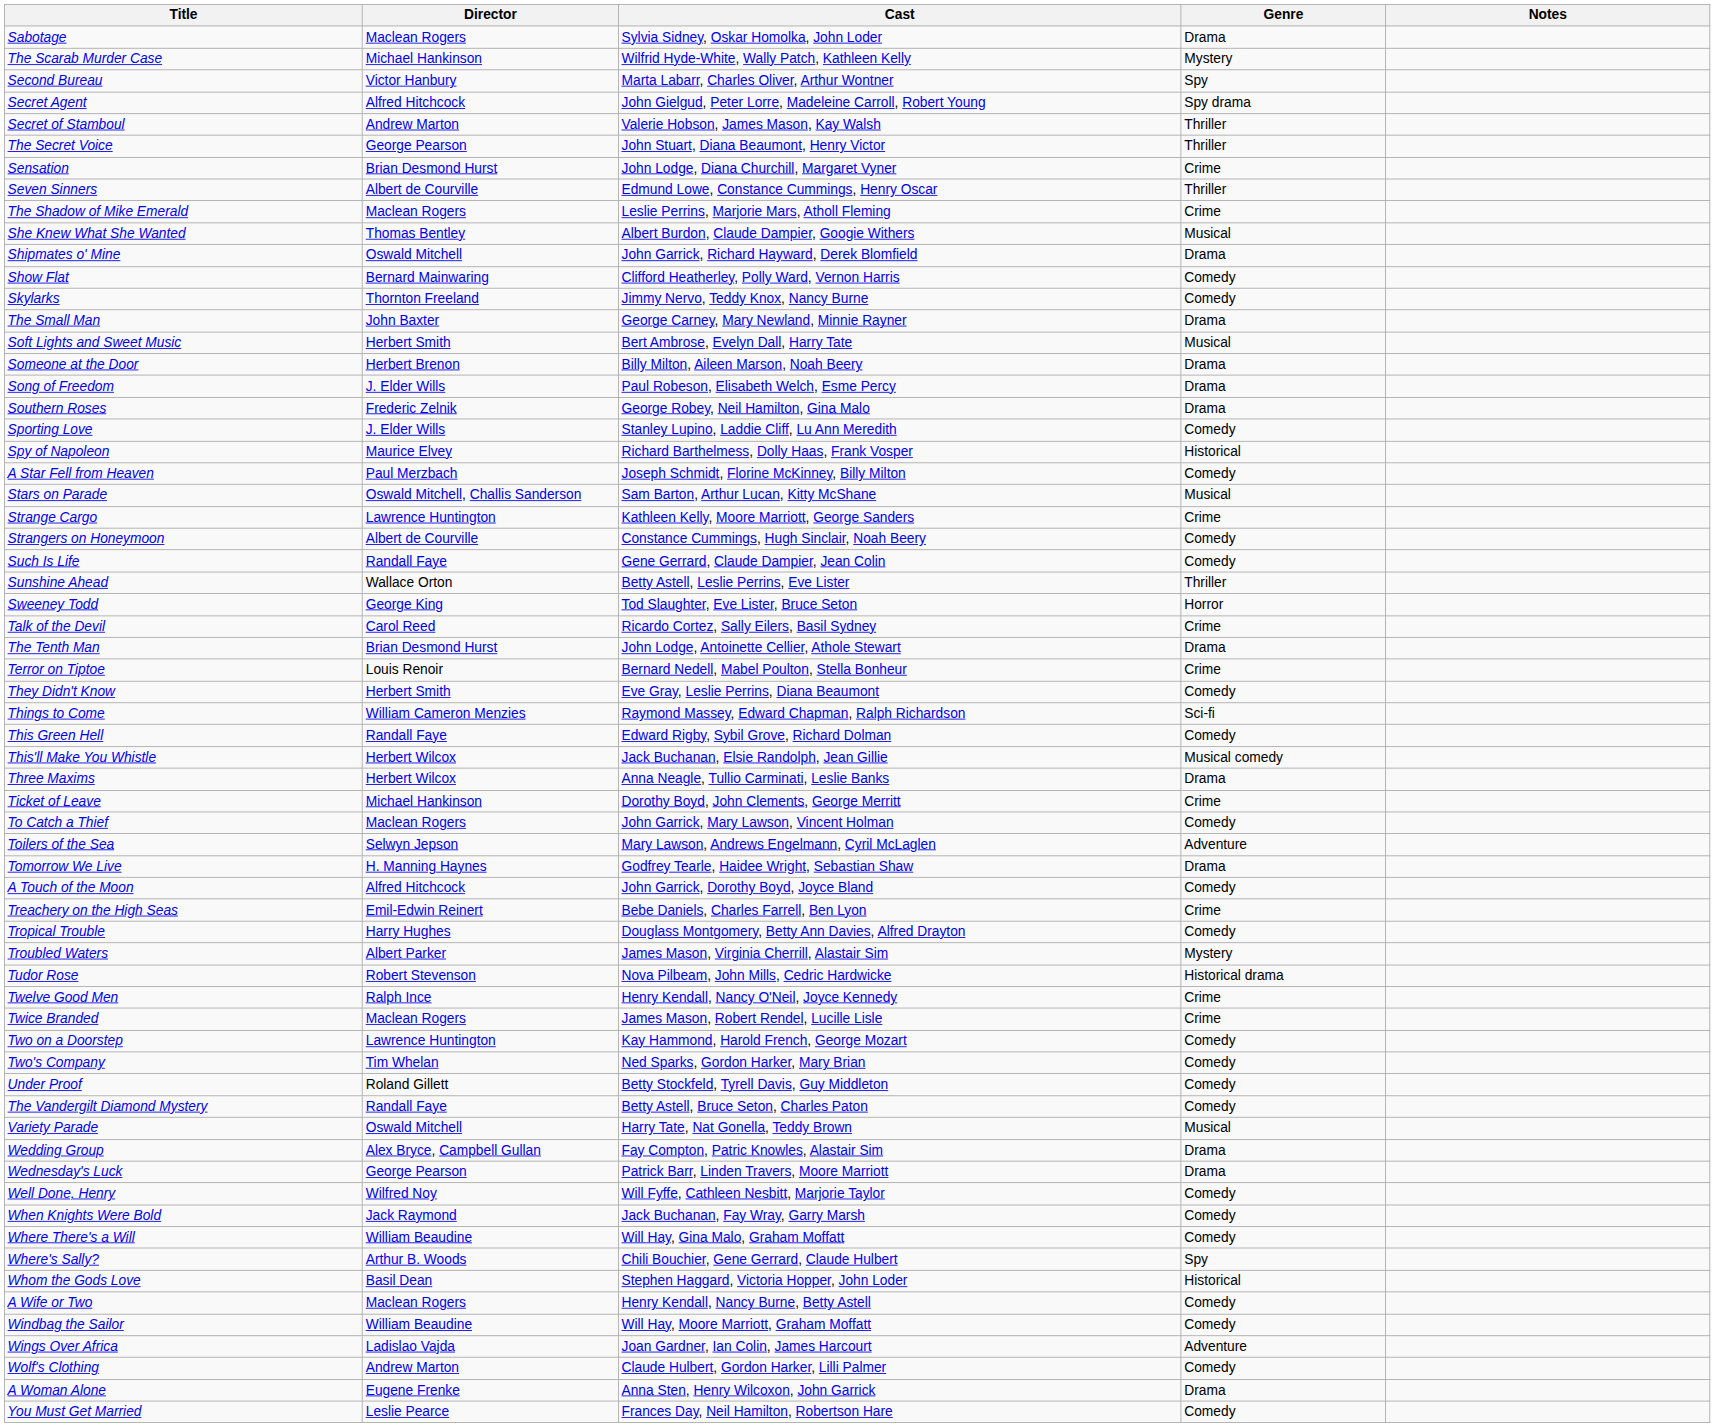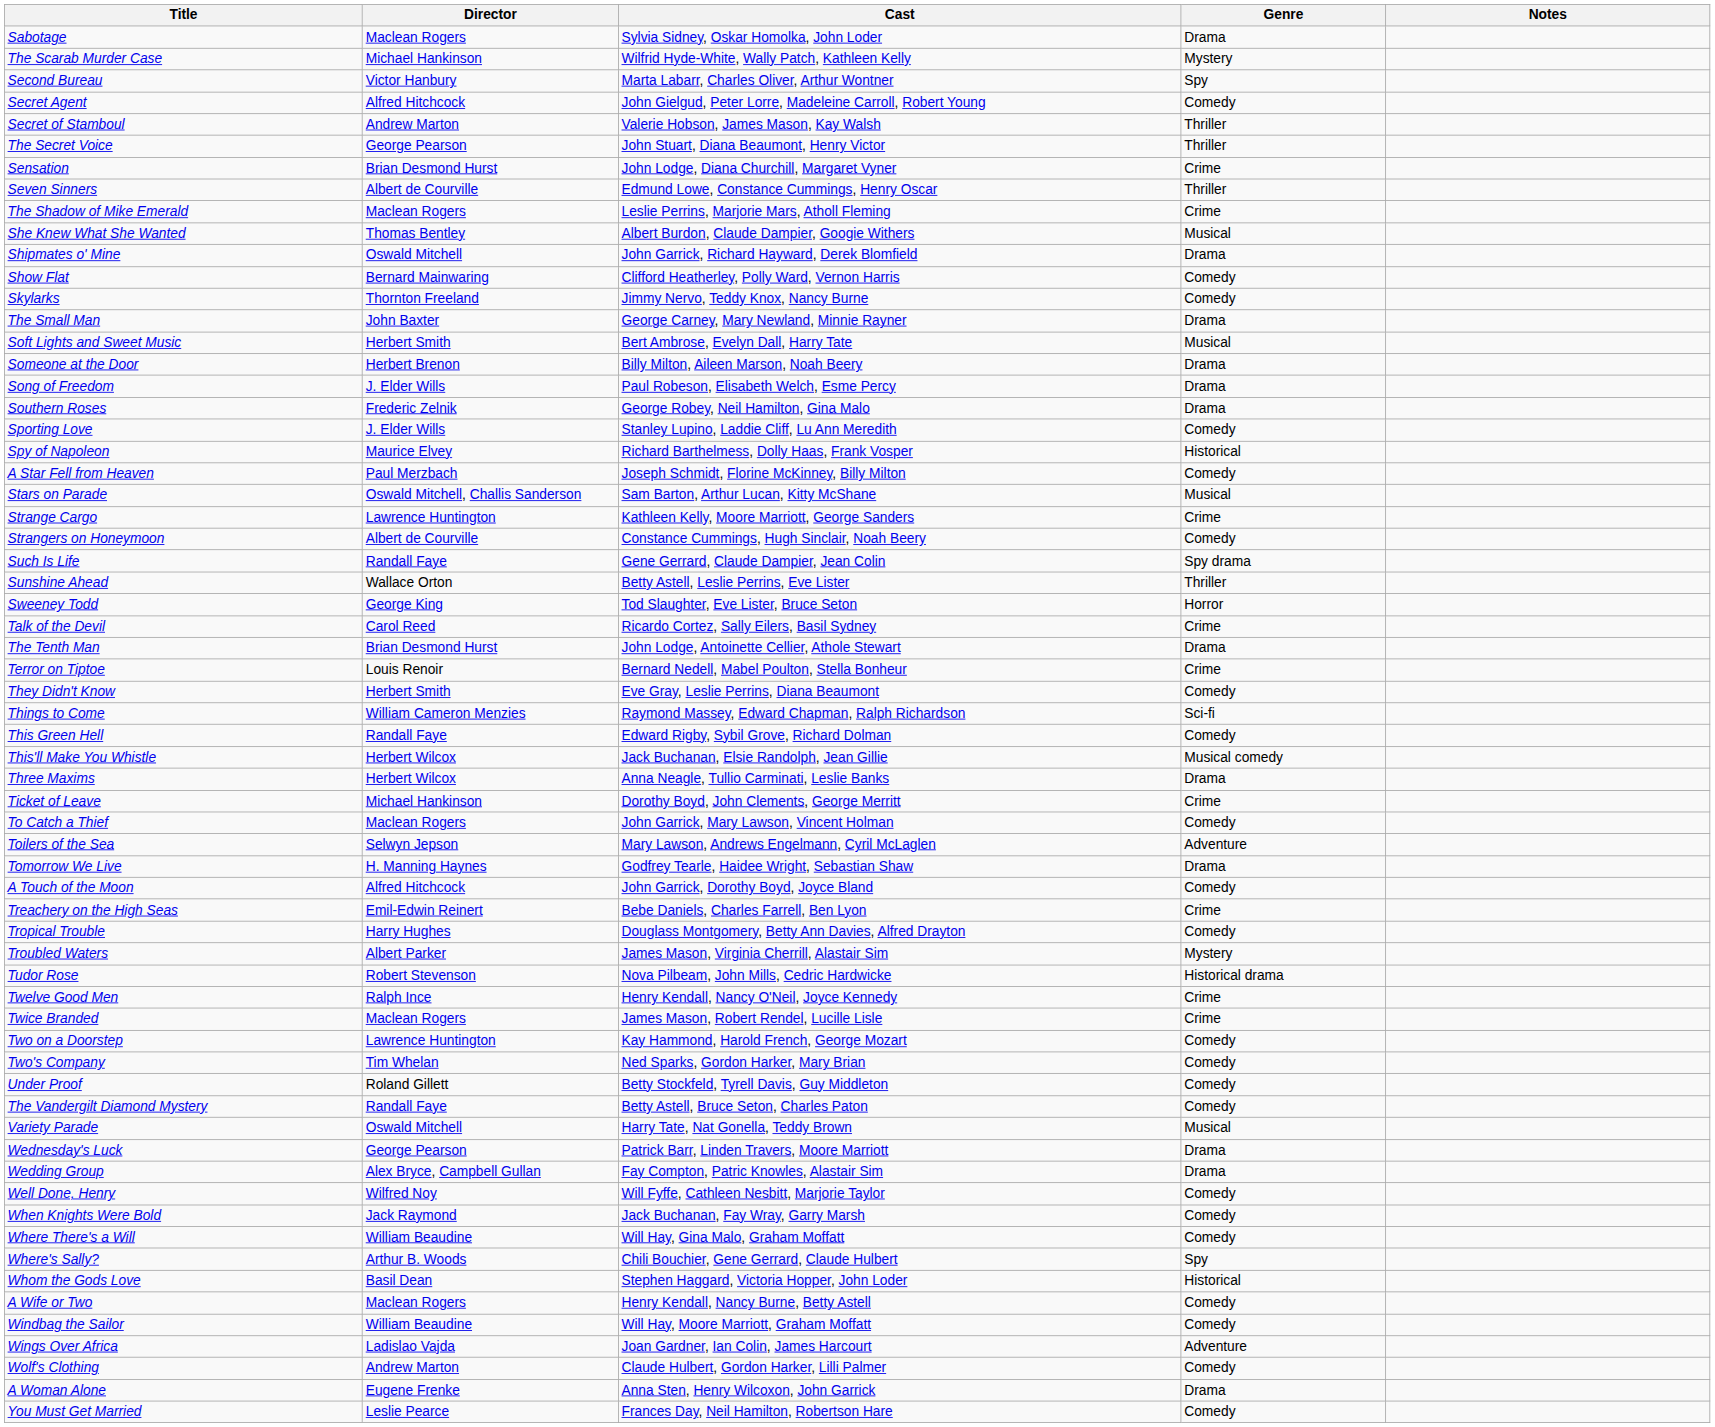(1218, 102) Spy drama -> (1210, 102) Comedy
(1210, 560) Comedy -> (1218, 560) Spy drama
rows swapped: (56, 1150) <-> (65, 1172)
